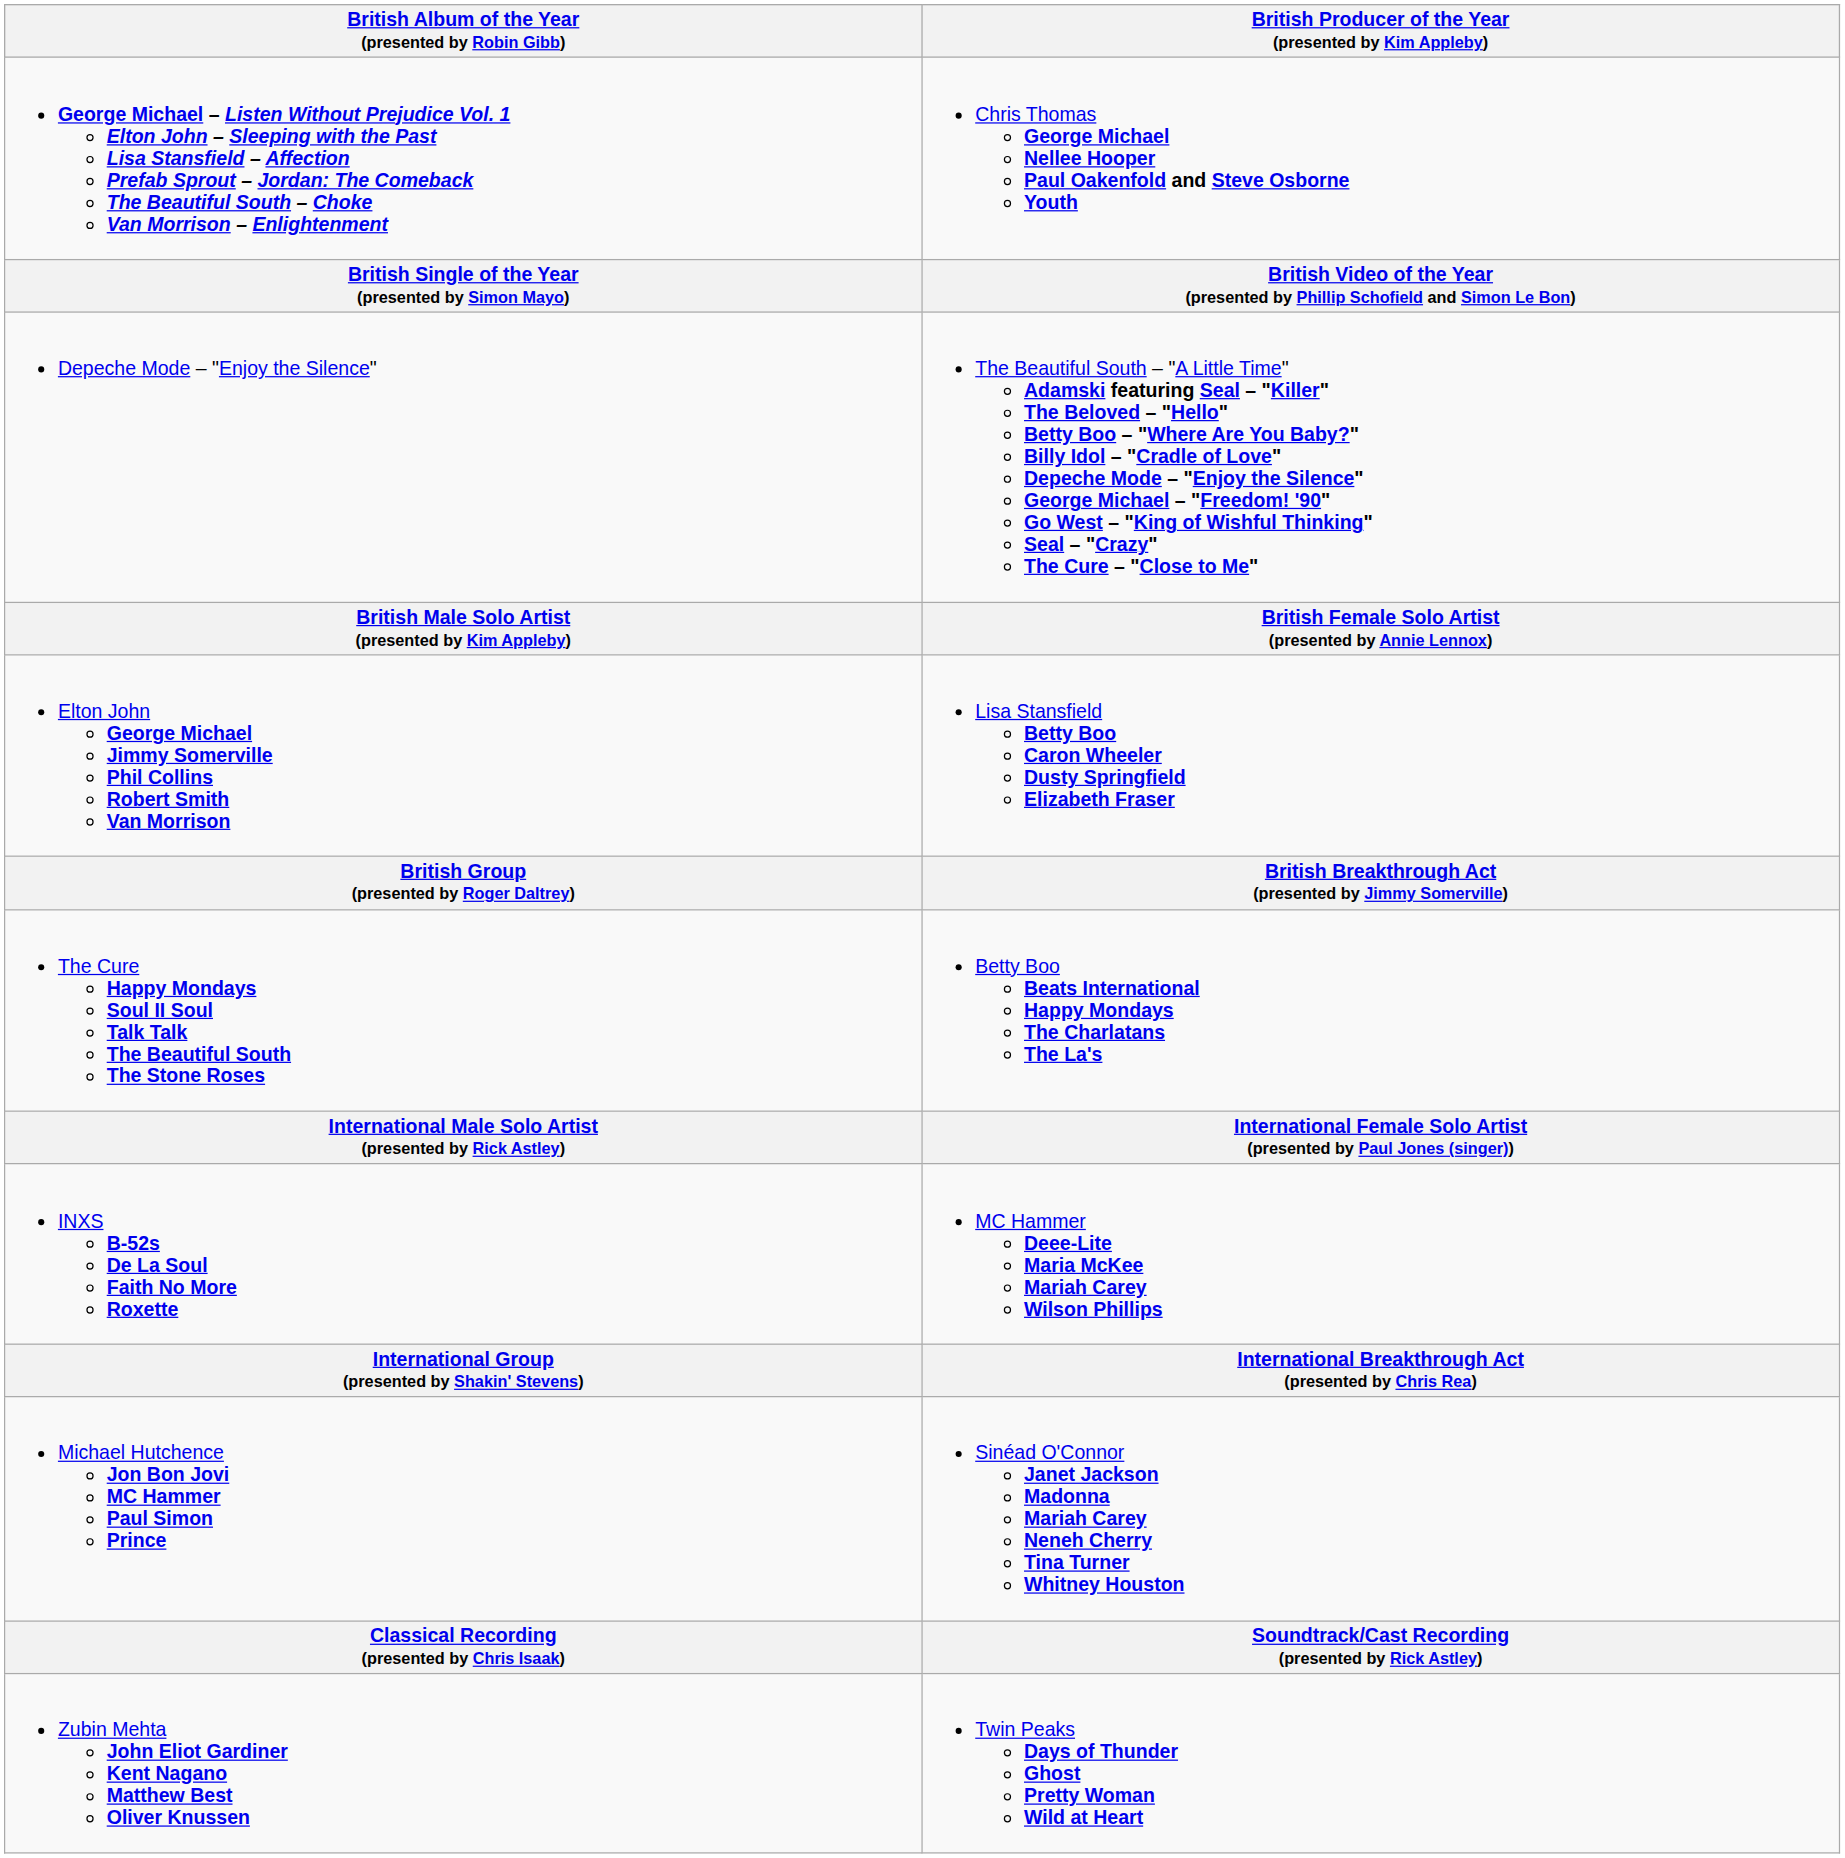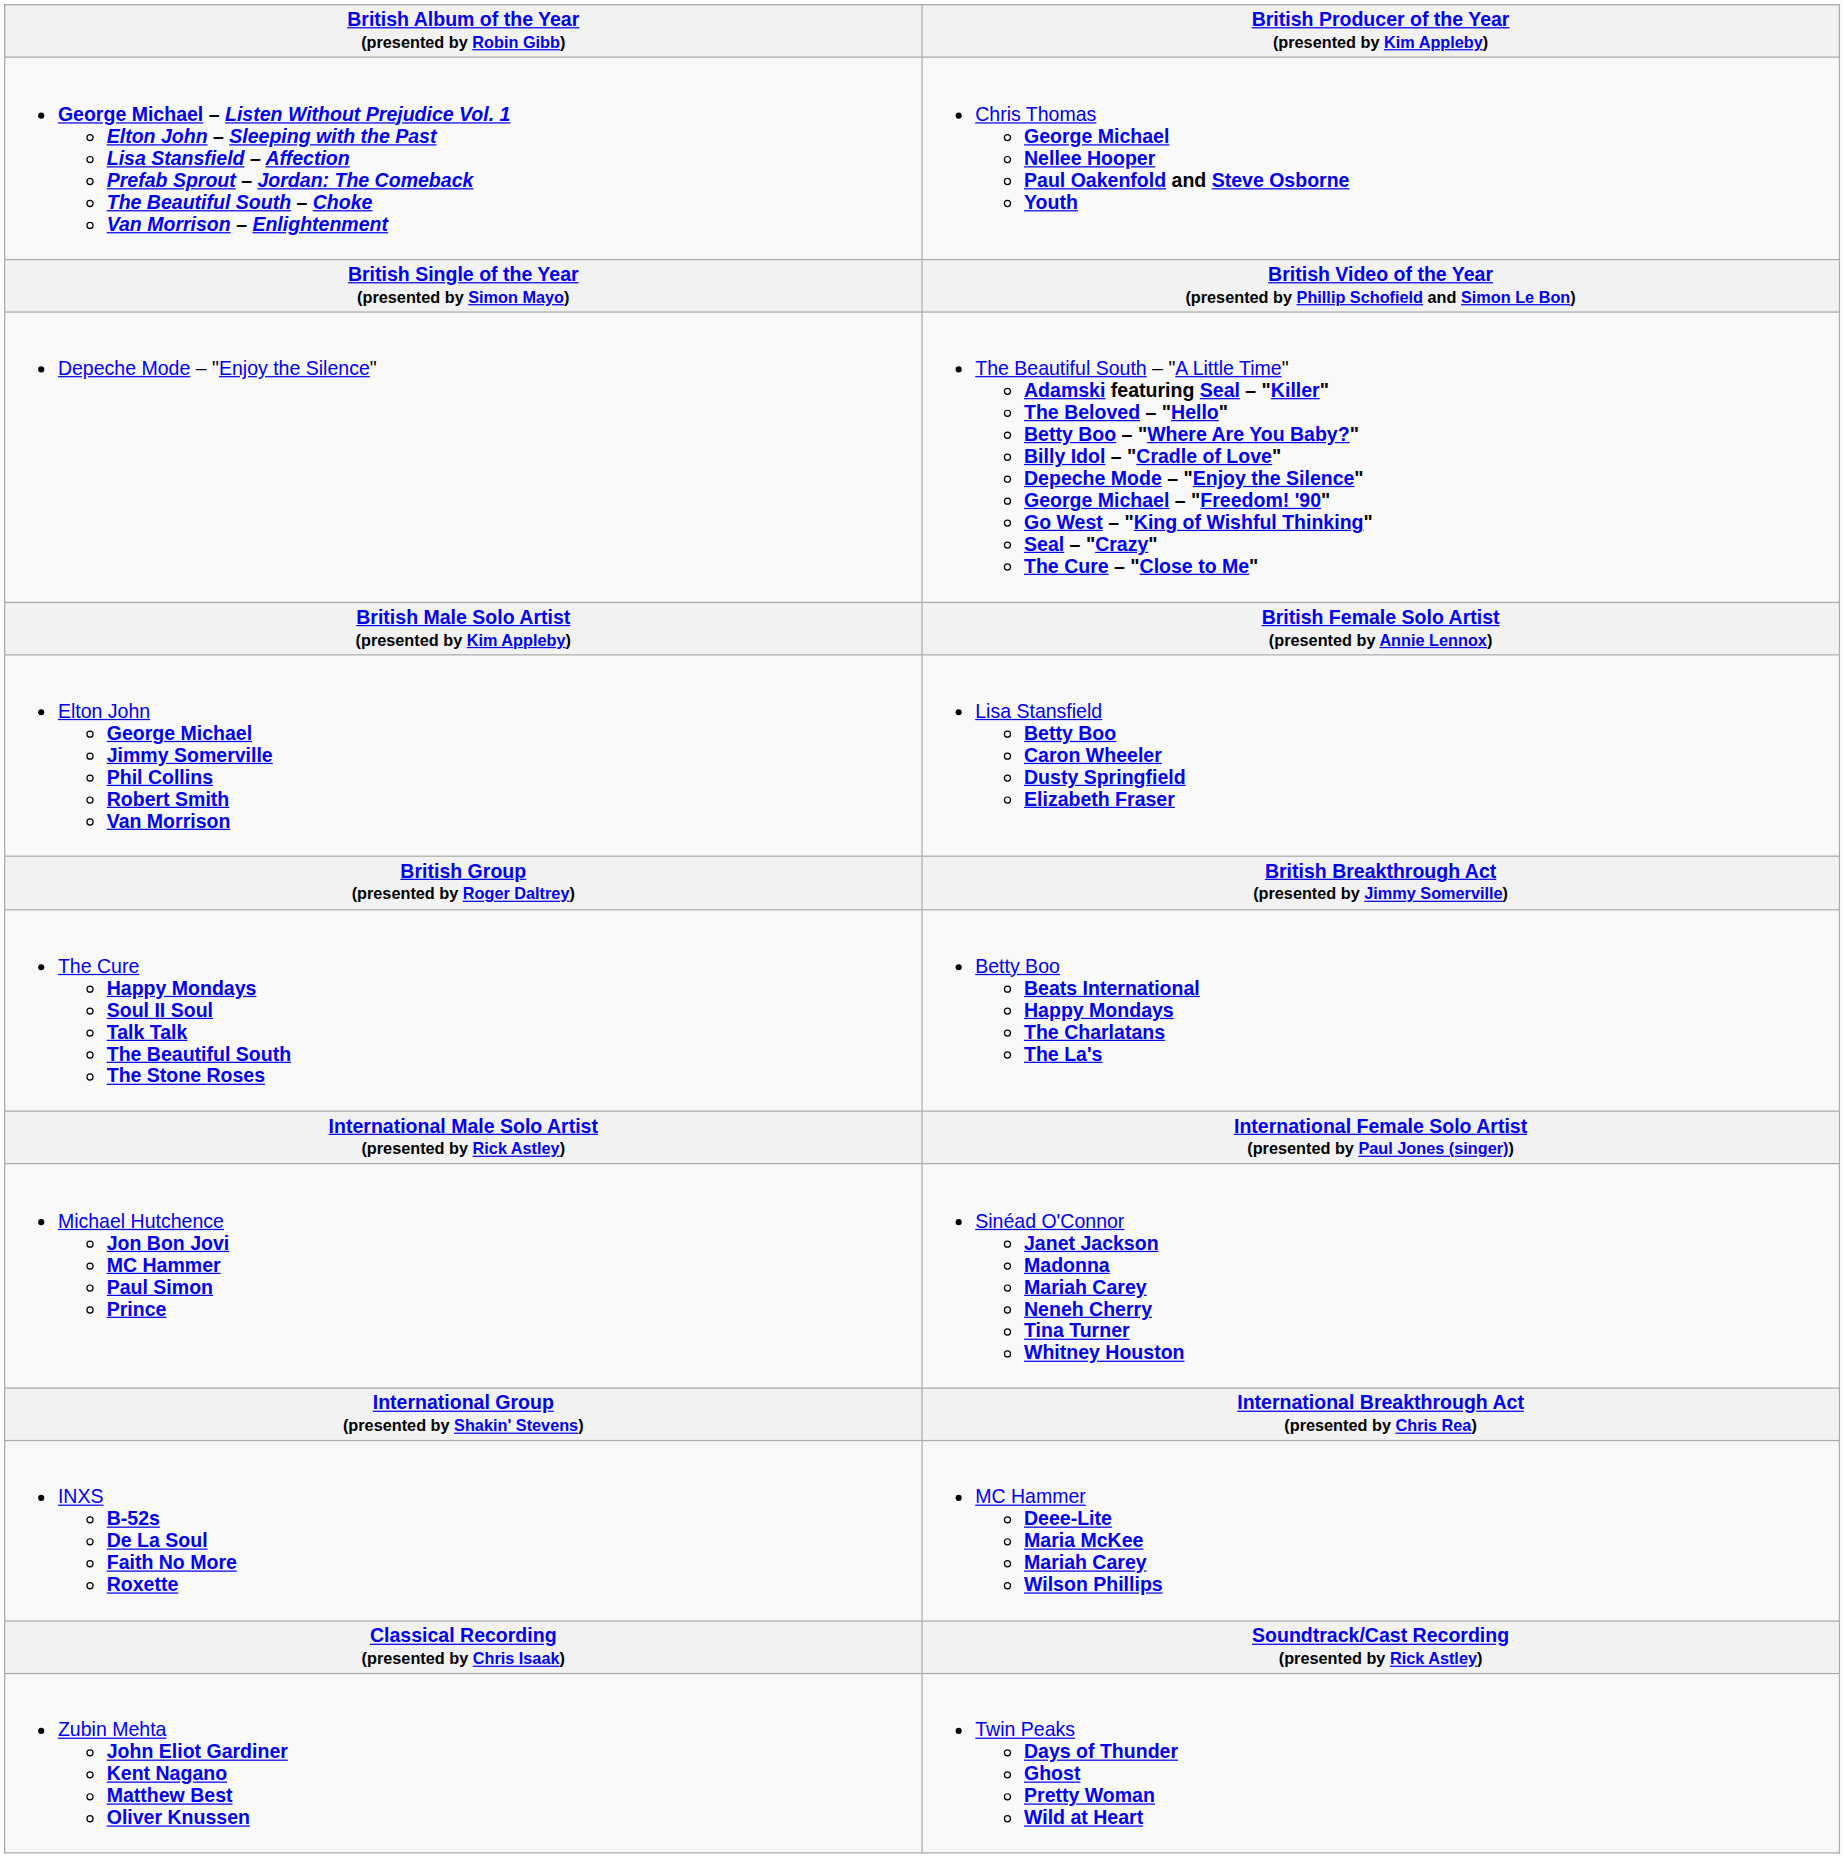rows swapped: (463, 1498) <-> (463, 1265)
